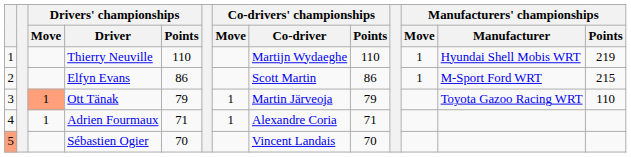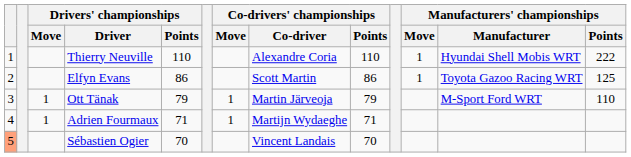(300, 56) Martijn Wydaeghe -> (294, 56) Alexandre Coria
(606, 56) 219 -> (606, 56) 222
(491, 77) M-Sport Ford WRT -> (512, 77) Toyota Gazoo Racing WRT
(606, 77) 215 -> (606, 77) 125
(46, 99) lightsalmon background -> (46, 99) no background
(512, 99) Toyota Gazoo Racing WRT -> (491, 99) M-Sport Ford WRT
(294, 120) Alexandre Coria -> (300, 120) Martijn Wydaeghe
